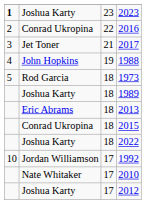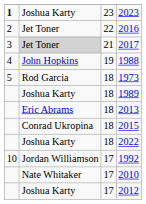(57, 28) Conrad Ukropina -> (40, 28) Jet Toner
(40, 45) no background -> (40, 45) lightgrey background
